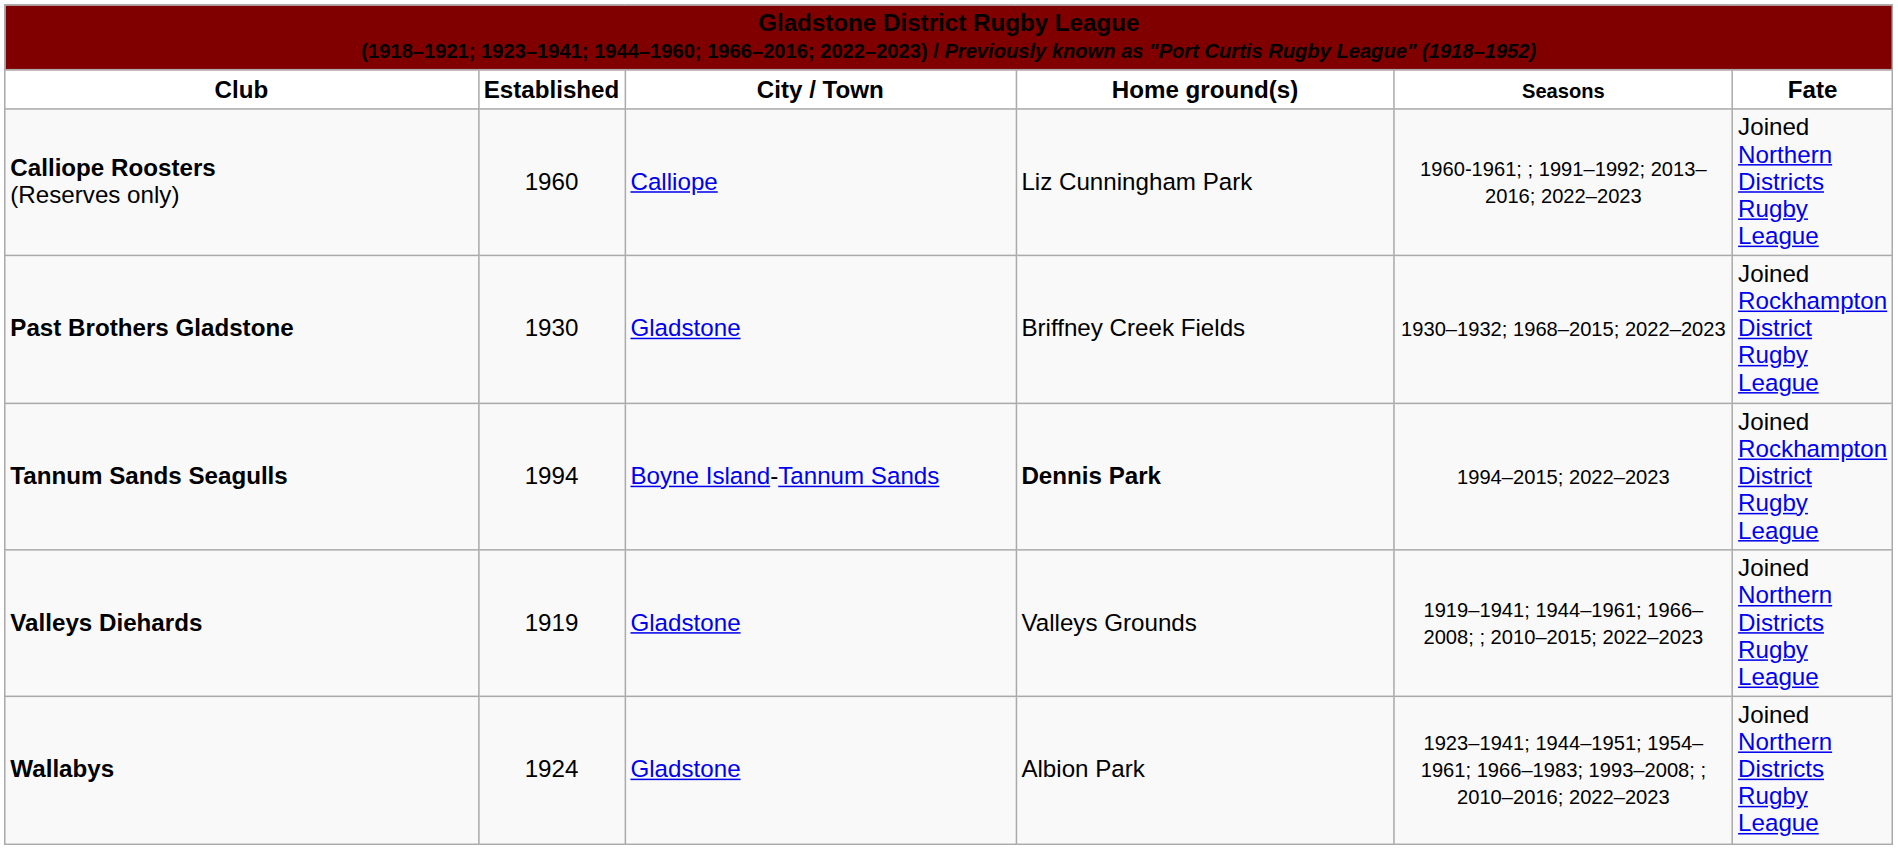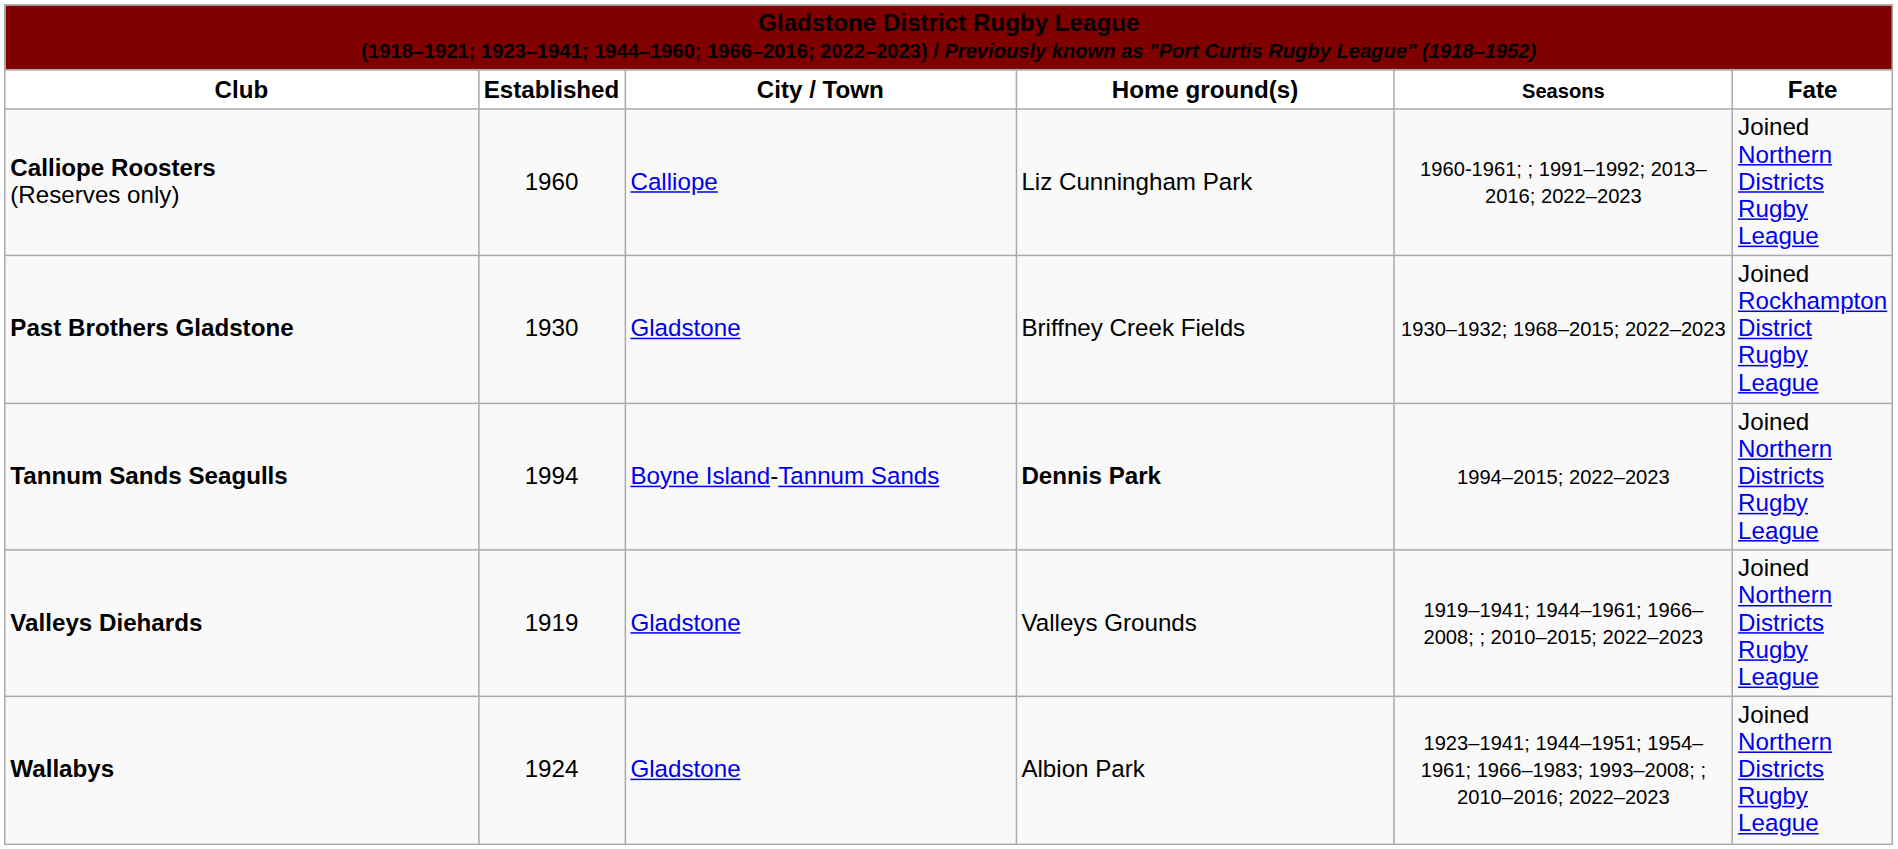(1813, 475) Joined Rockhampton District Rugby League -> (1785, 475) Joined Northern Districts Rugby League
